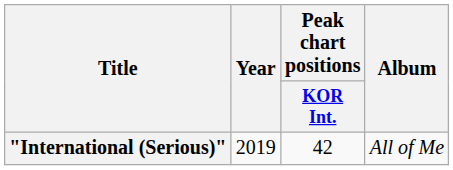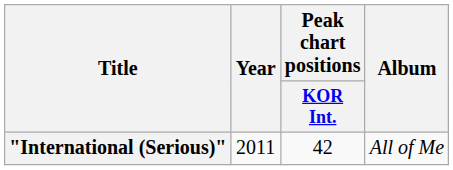(256, 148) 2019 -> (256, 148) 2011
